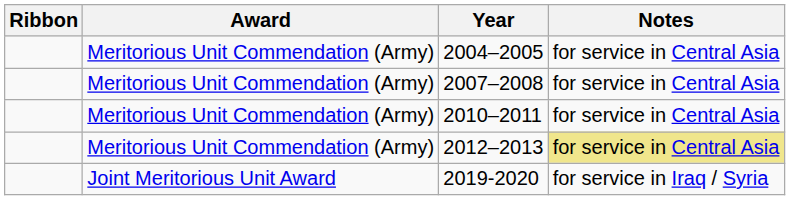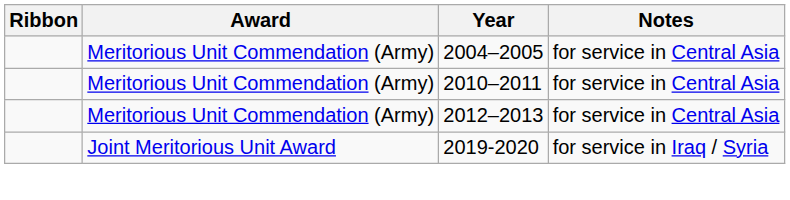- row: (493, 83)
(666, 147) khaki background -> (666, 115) no background
